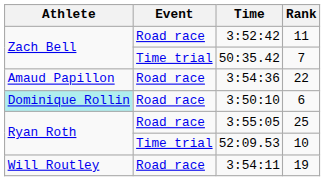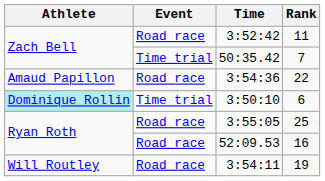(171, 101) Road race -> (174, 101) Time trial
(174, 143) Time trial -> (171, 143) Road race
(301, 143) 10 -> (301, 143) 16
